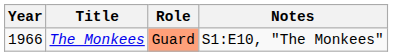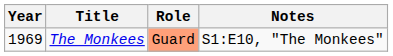(25, 40) 1966 -> (25, 40) 1969
